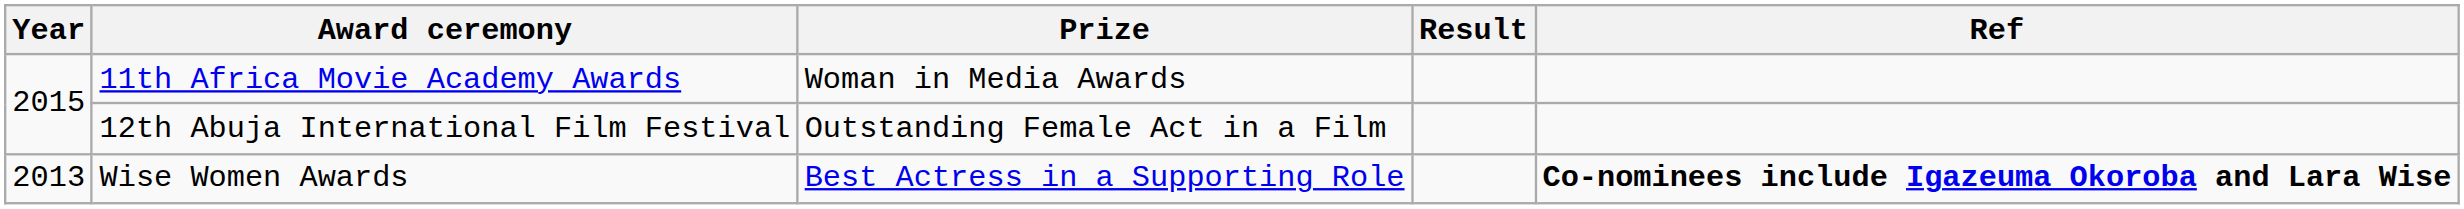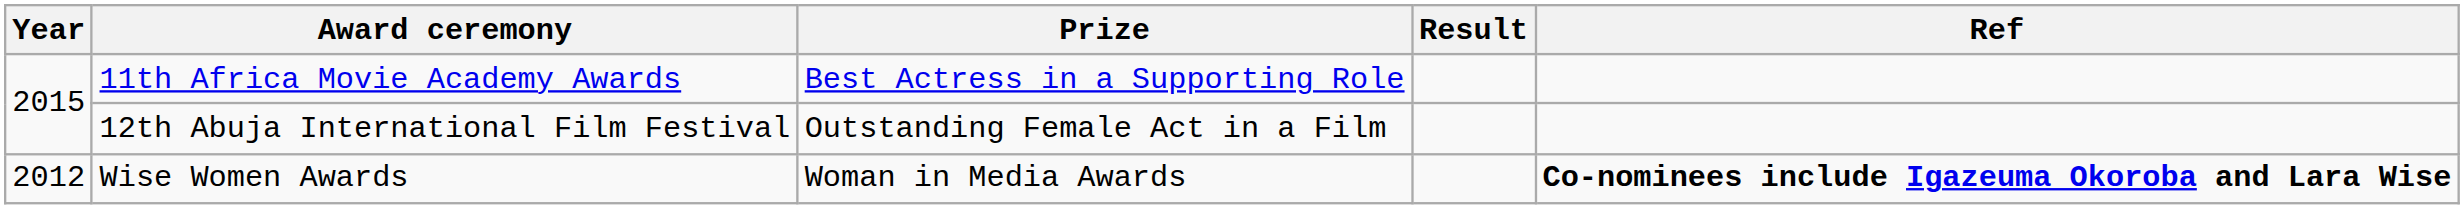(996, 79) Woman in Media Awards -> (1105, 79) Best Actress in a Supporting Role
(49, 178) 2013 -> (49, 178) 2012
(1105, 178) Best Actress in a Supporting Role -> (996, 178) Woman in Media Awards
